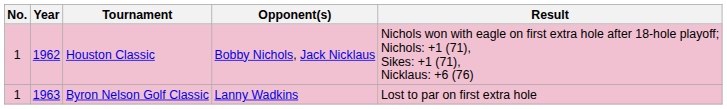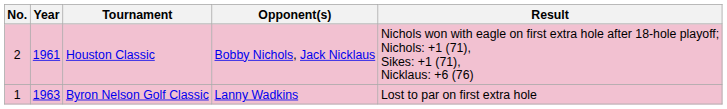(17, 54) 1 -> (17, 54) 2
(46, 54) 1962 -> (46, 54) 1961
